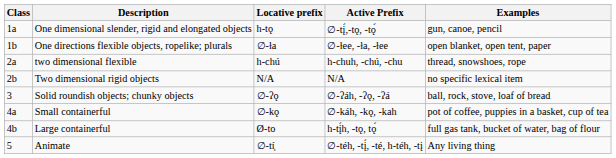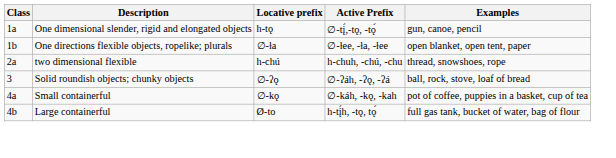- row: (97, 78)
- row: (52, 145)
